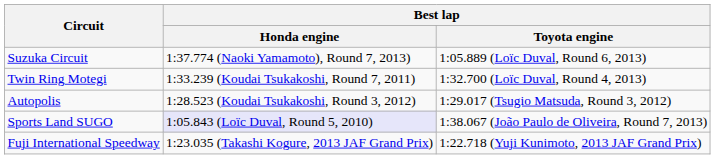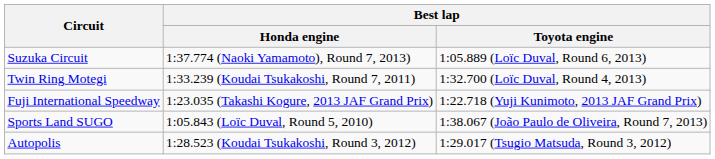rows swapped: (84, 143) <-> (34, 100)
(269, 121) lavender background -> (269, 121) no background
